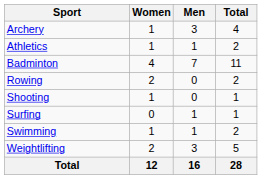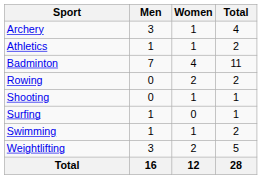columns swapped: (194, 13) <-> (152, 13)
